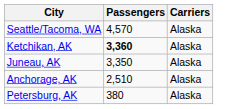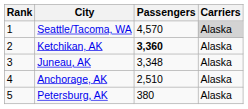+ column: (20, 13)
(186, 29) no background -> (216, 29) lightgrey background
(119, 63) 3,350 -> (150, 63) 3,348
